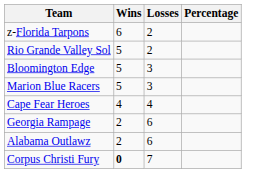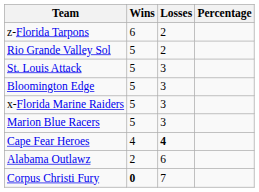+ row: (44, 68)
+ row: (66, 104)
(150, 104) normal -> (163, 141) bold
- row: (49, 123)
